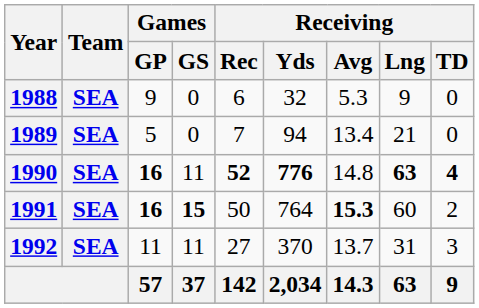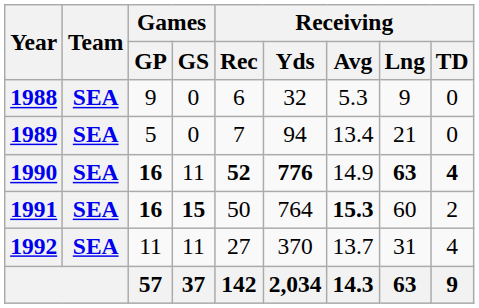(353, 172) 14.8 -> (353, 172) 14.9
(452, 246) 3 -> (452, 246) 4
